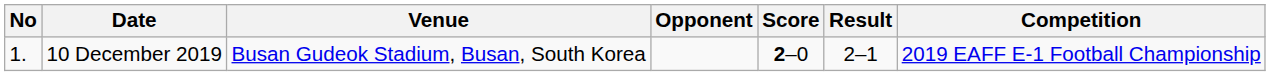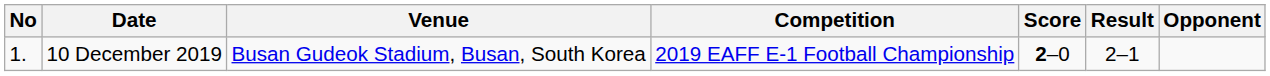columns swapped: (704, 20) <-> (1081, 20)
